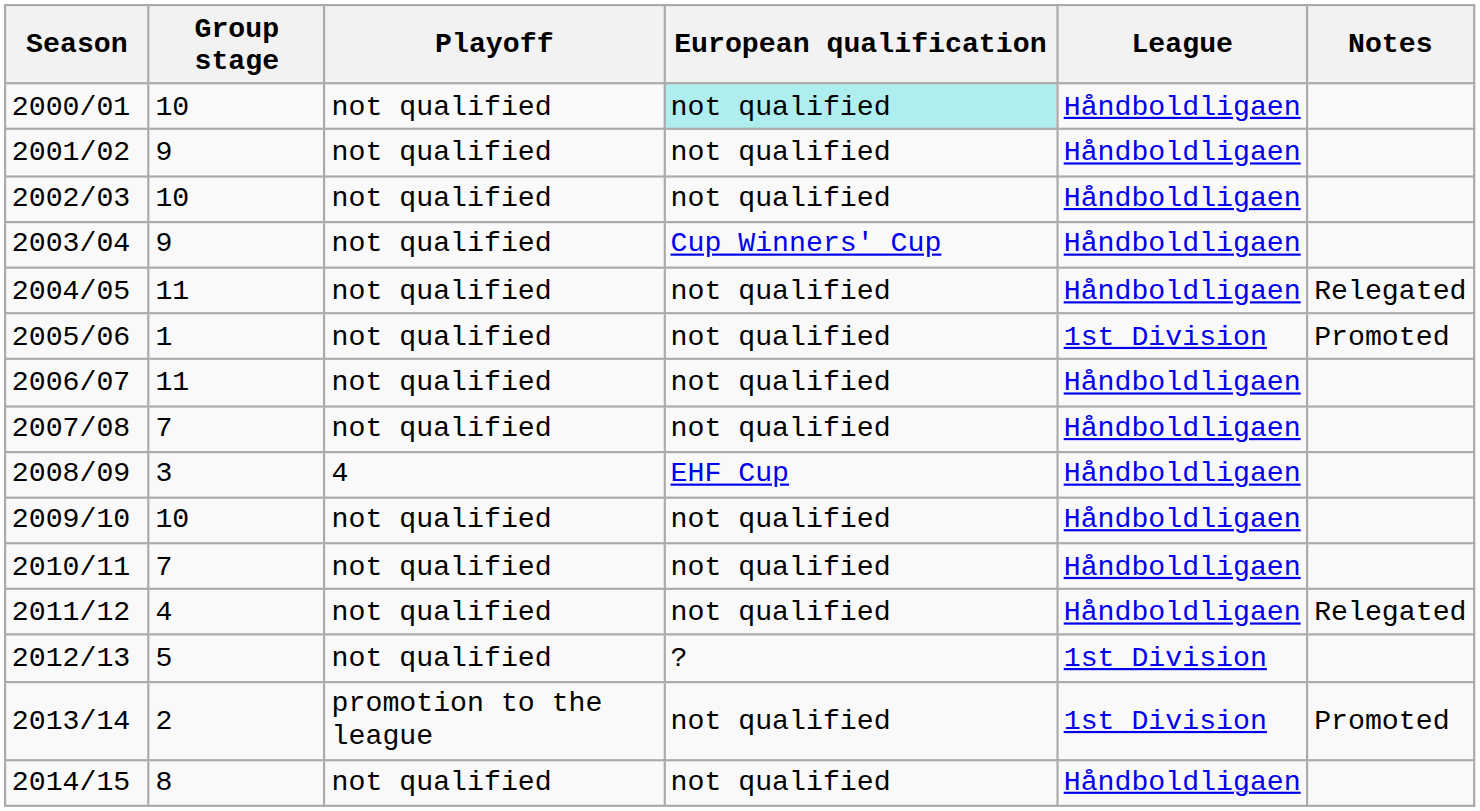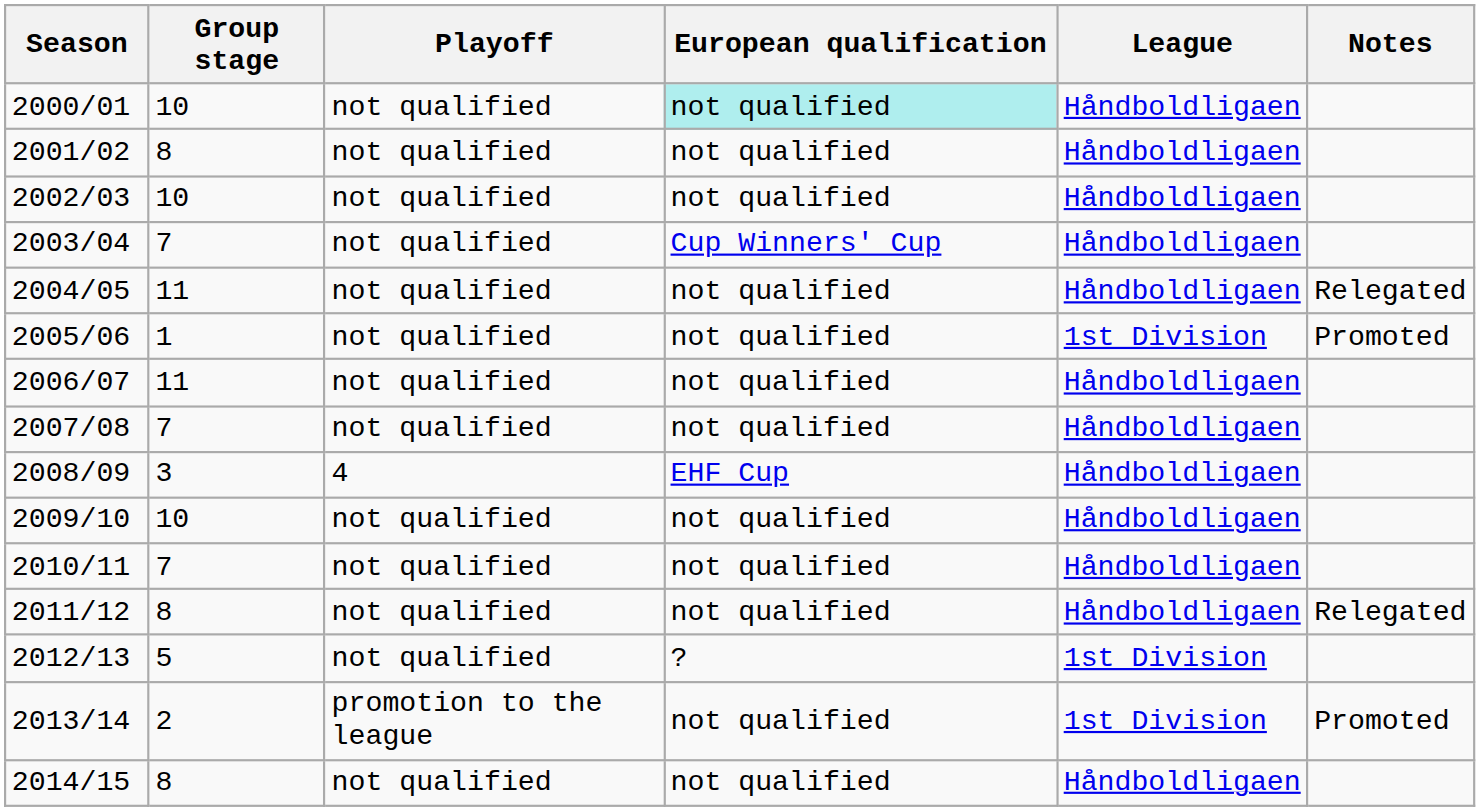(164, 153) 9 -> (164, 153) 8
(164, 245) 9 -> (164, 245) 7
(164, 612) 4 -> (164, 612) 8
